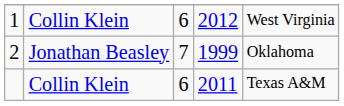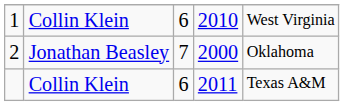(218, 20) 2012 -> (218, 20) 2010
(218, 52) 1999 -> (218, 52) 2000
